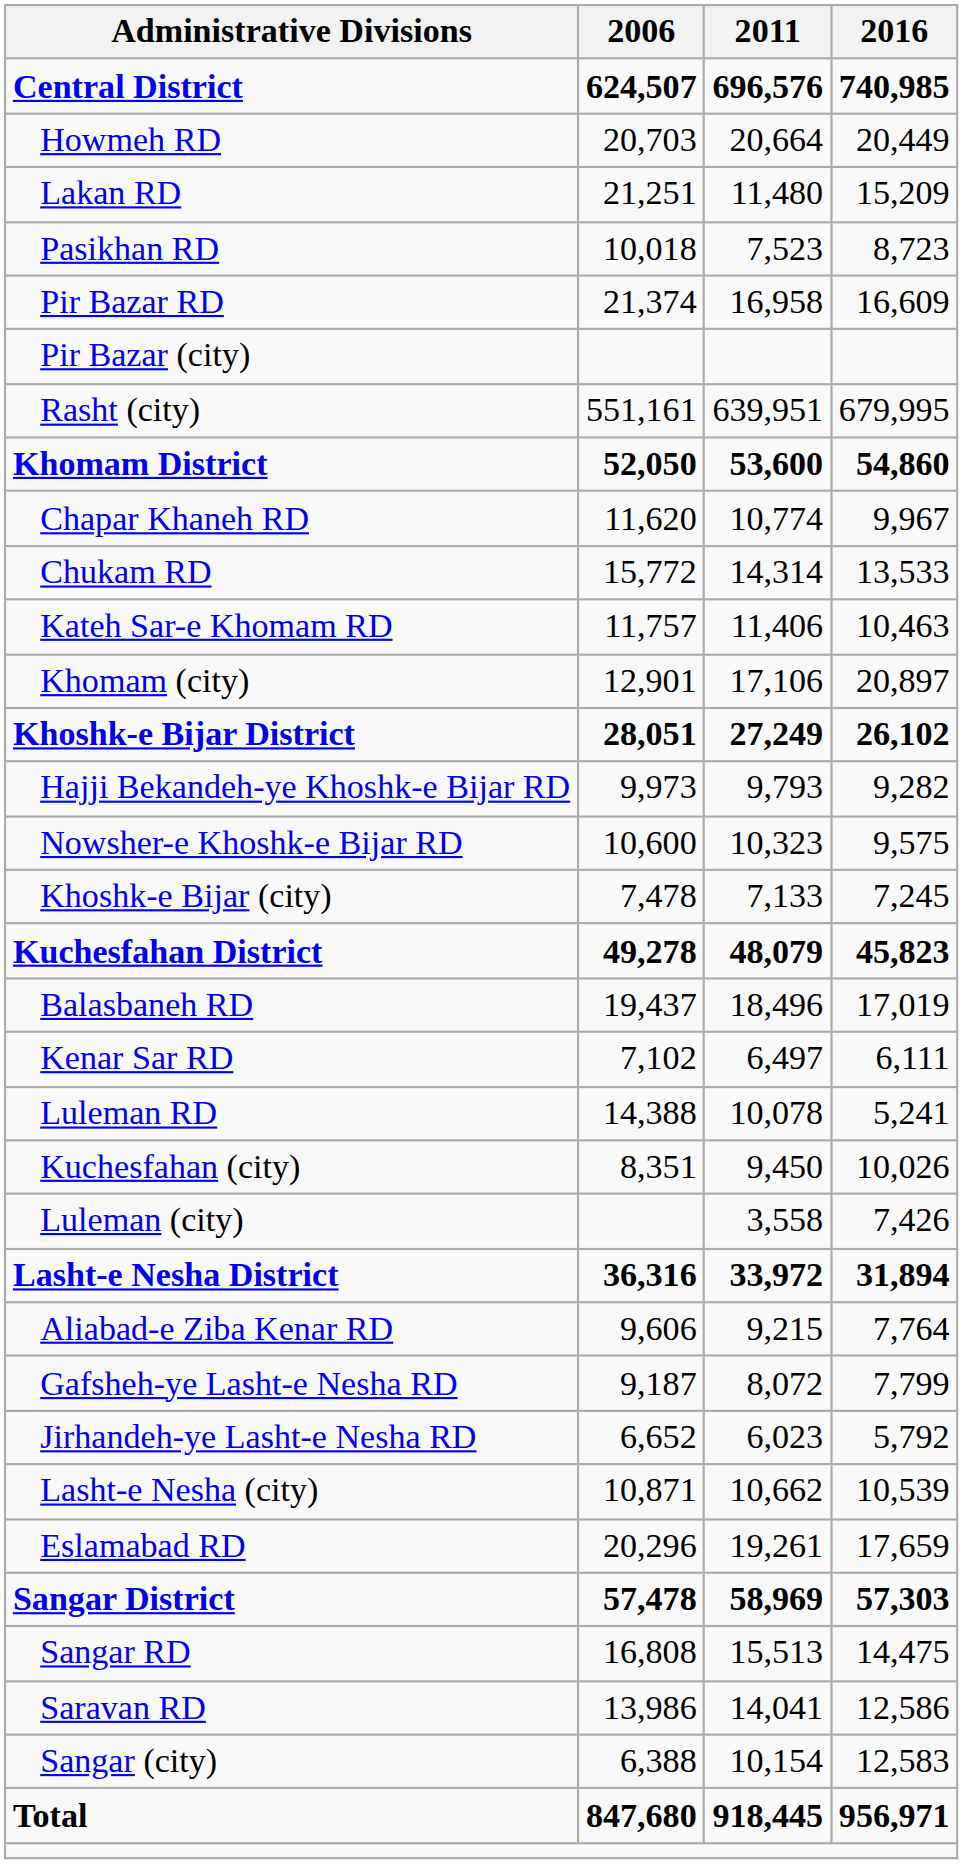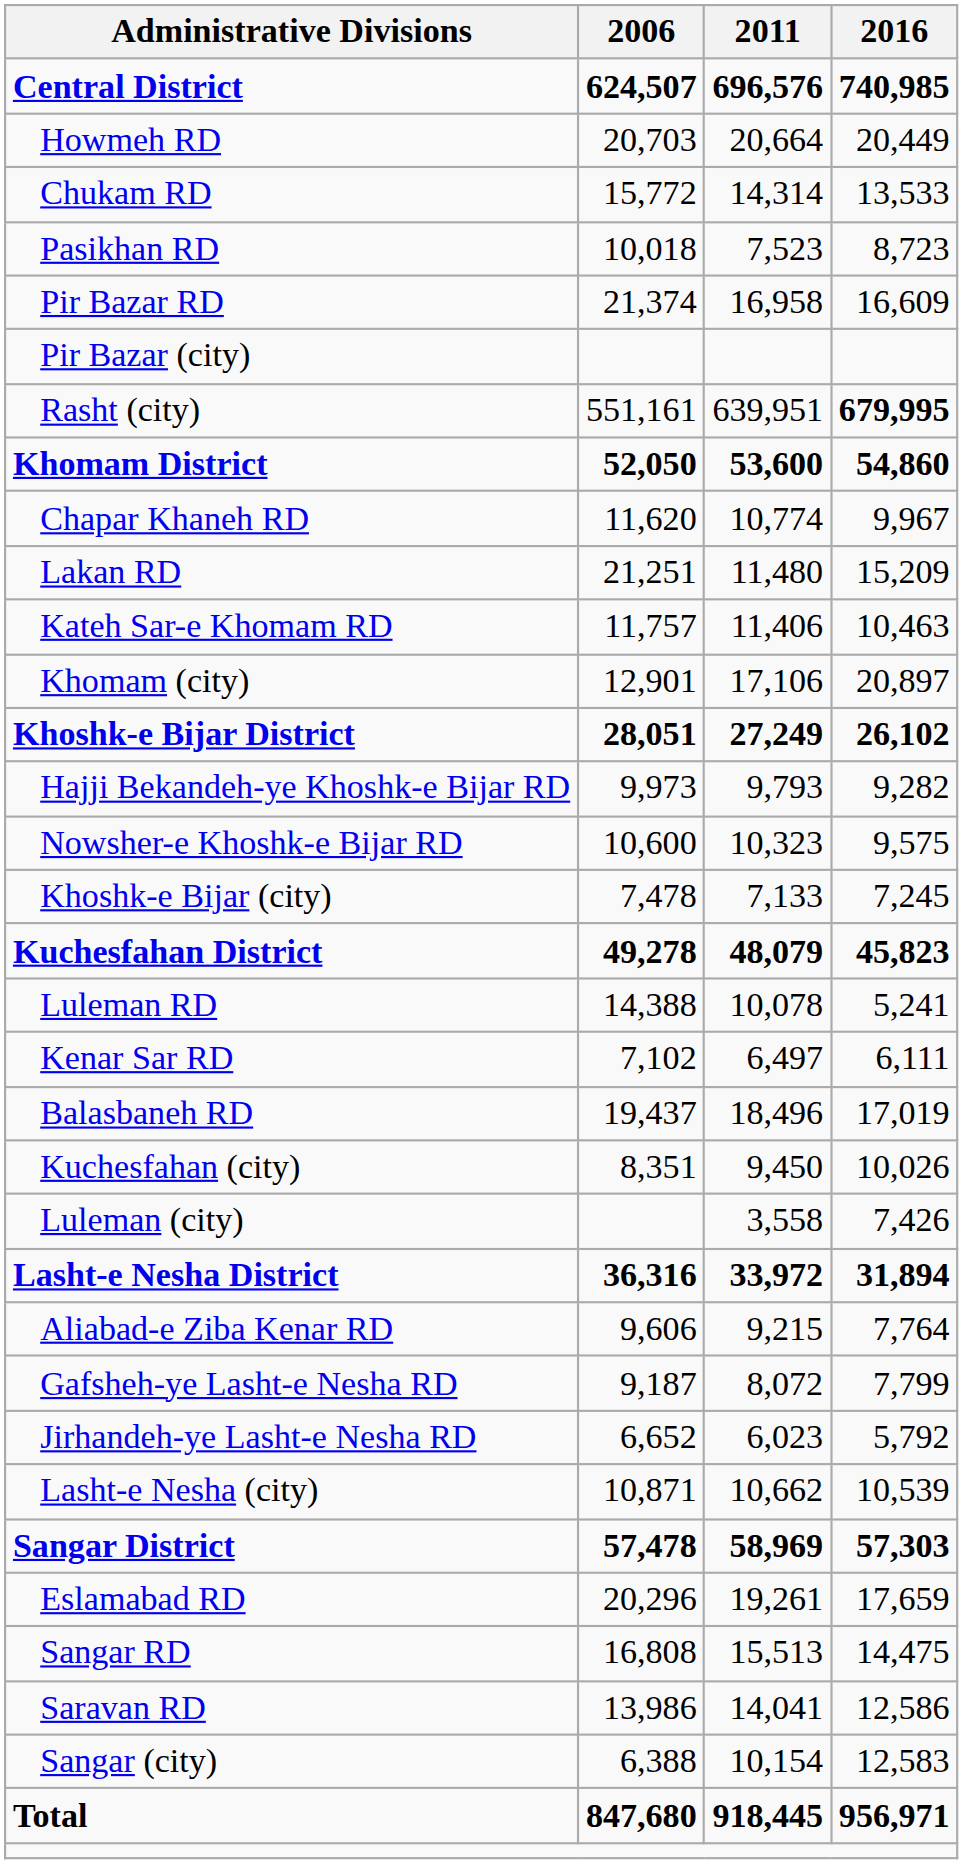rows swapped: (111, 193) <-> (126, 572)
(894, 409) normal -> (894, 409) bold
rows swapped: (147, 1004) <-> (129, 1112)
rows swapped: (124, 1598) <-> (143, 1544)
